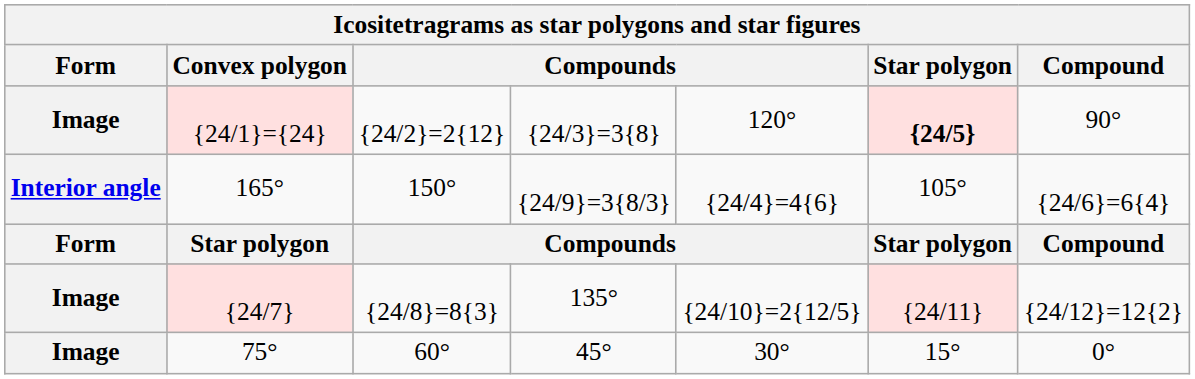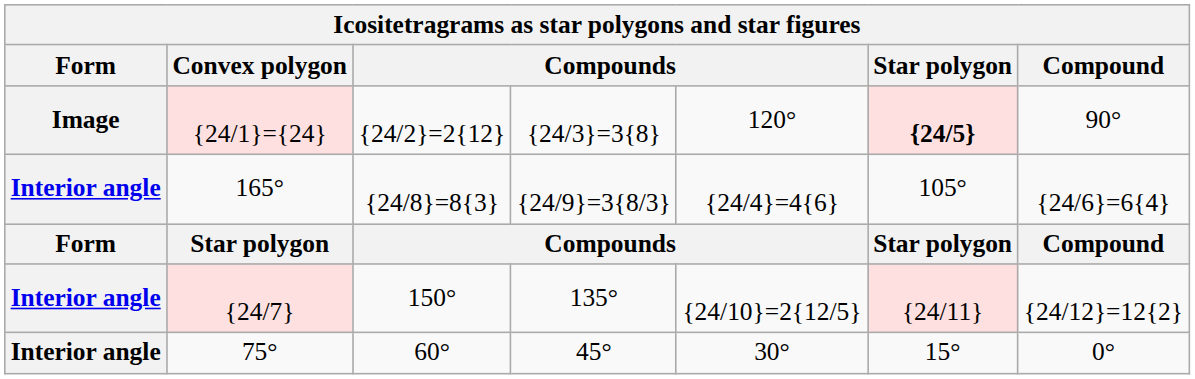(432, 188) 150° -> (432, 202) {24/8}=8{3}
(86, 297) Image -> (86, 297) Interior angle
(432, 312) {24/8}=8{3} -> (432, 297) 150°
(86, 352) Image -> (86, 352) Interior angle
